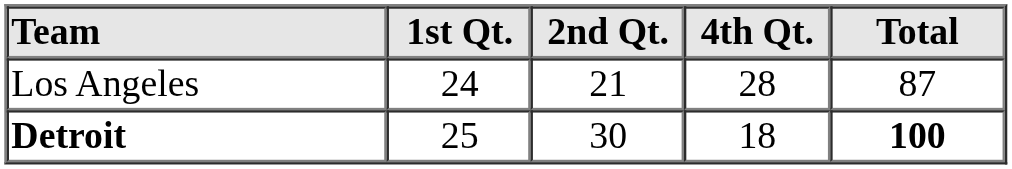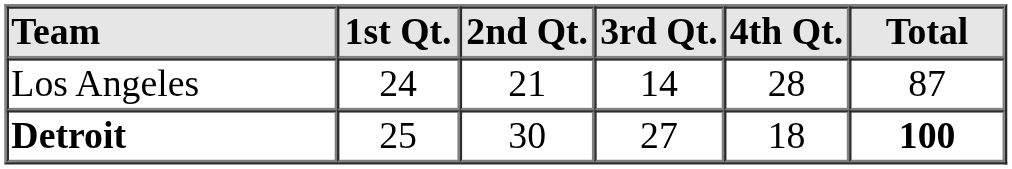+ column: (659, 31)
